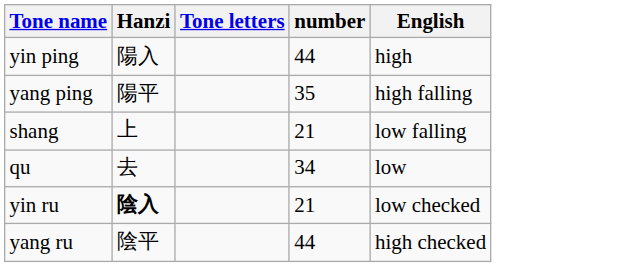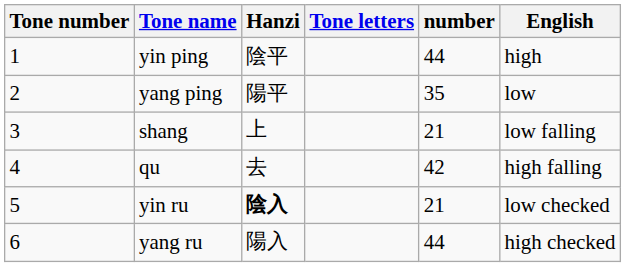+ column: (69, 21)
(138, 55) 陽入 -> (267, 55) 陰平
(424, 93) high falling -> (520, 93) low
(305, 167) 34 -> (434, 167) 42
(391, 167) low -> (553, 167) high falling
(138, 241) 陰平 -> (267, 241) 陽入
